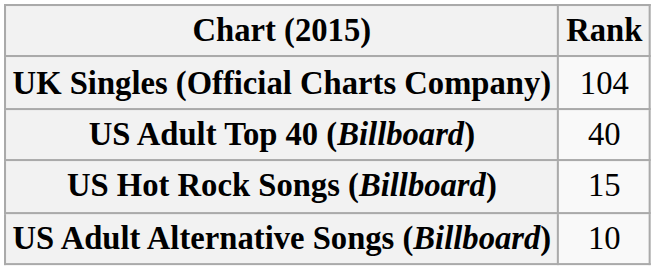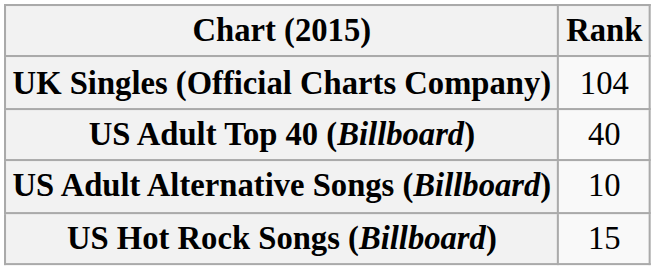rows swapped: (282, 237) <-> (282, 185)
